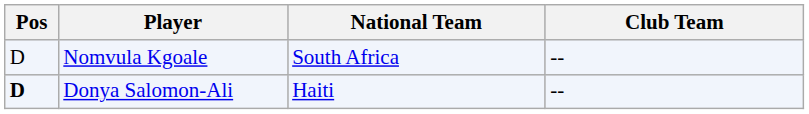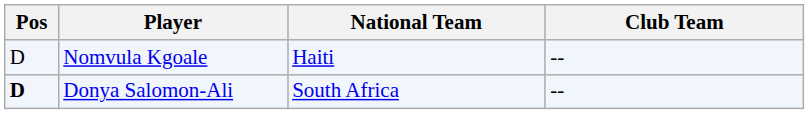(346, 56) South Africa -> (313, 56) Haiti
(313, 91) Haiti -> (346, 91) South Africa
